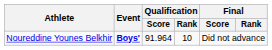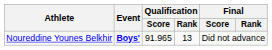(158, 39) 91.964 -> (158, 39) 91.965
(187, 39) 10 -> (187, 39) 13
